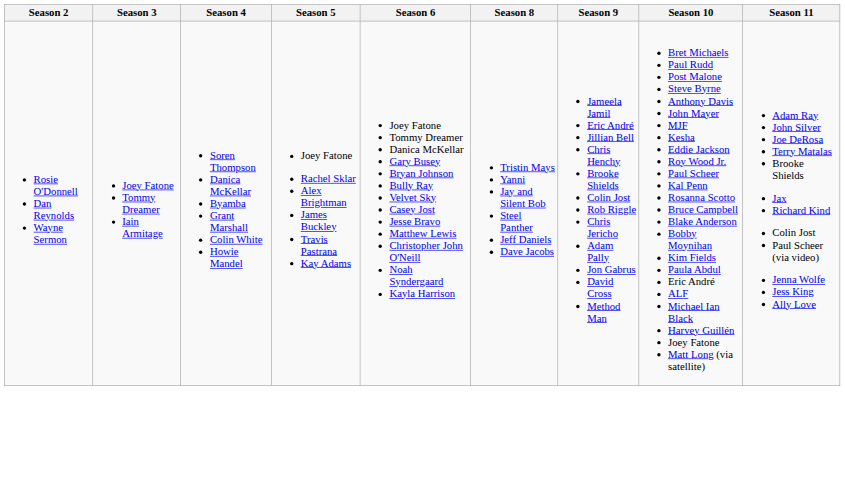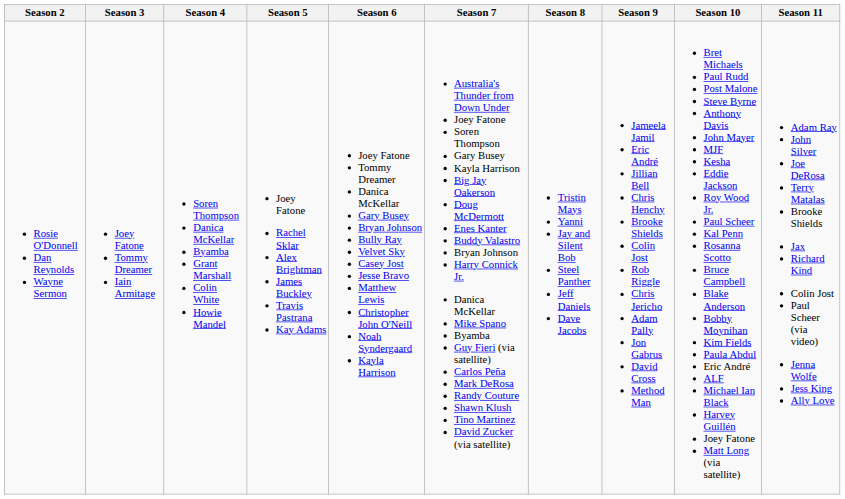+ column: (477, 13)
